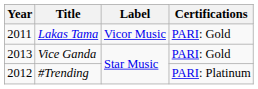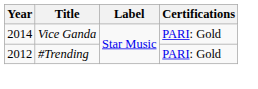- row: (68, 34)
(20, 53) 2013 -> (20, 34) 2014
(211, 73) PARI: Platinum -> (192, 53) PARI: Gold
